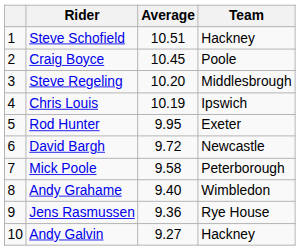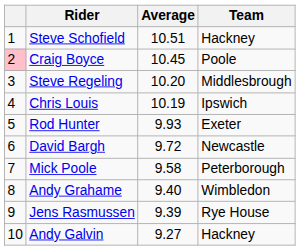(11, 59) no background -> (11, 59) pink background
(168, 125) 9.95 -> (168, 125) 9.93
(168, 212) 9.36 -> (168, 212) 9.39
